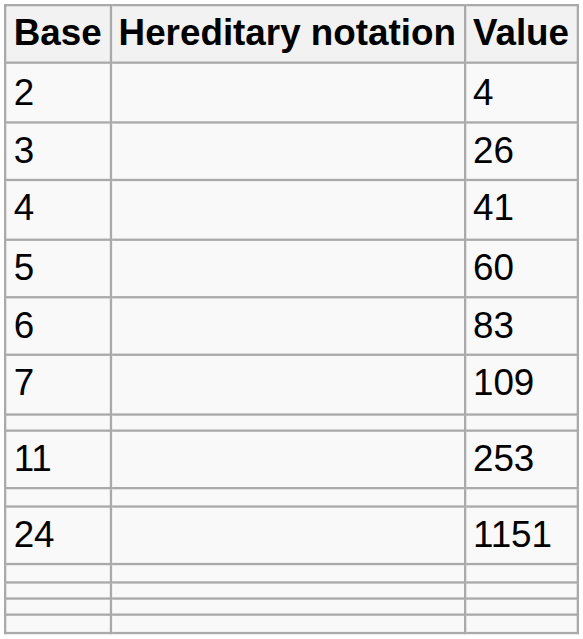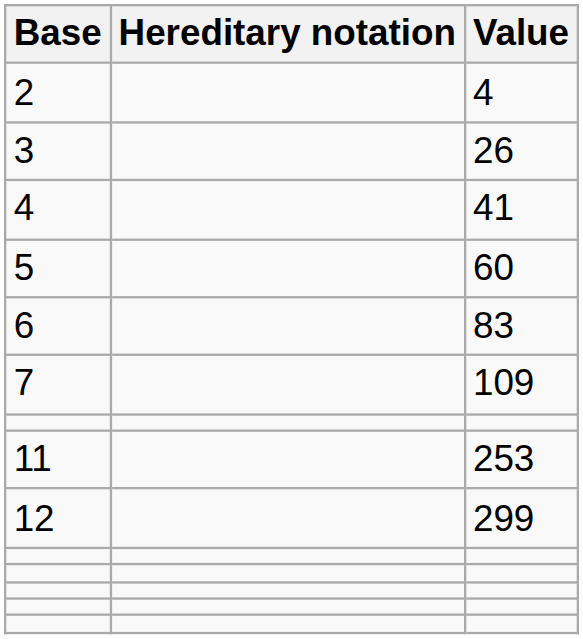+ row: (34, 517)
- row: (34, 534)
